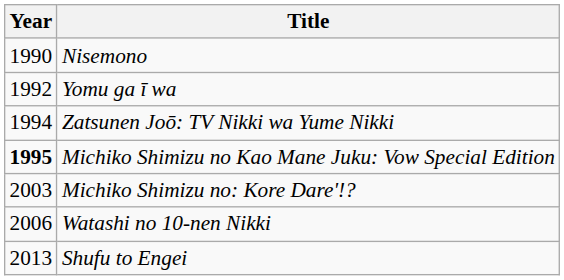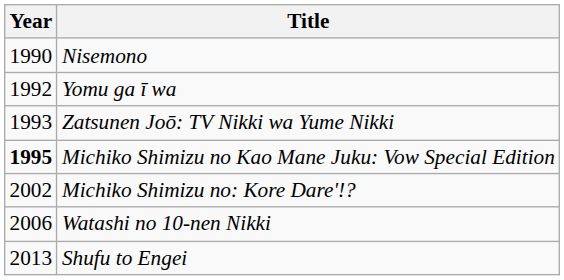(31, 122) 1994 -> (31, 122) 1993
(31, 190) 2003 -> (31, 190) 2002
